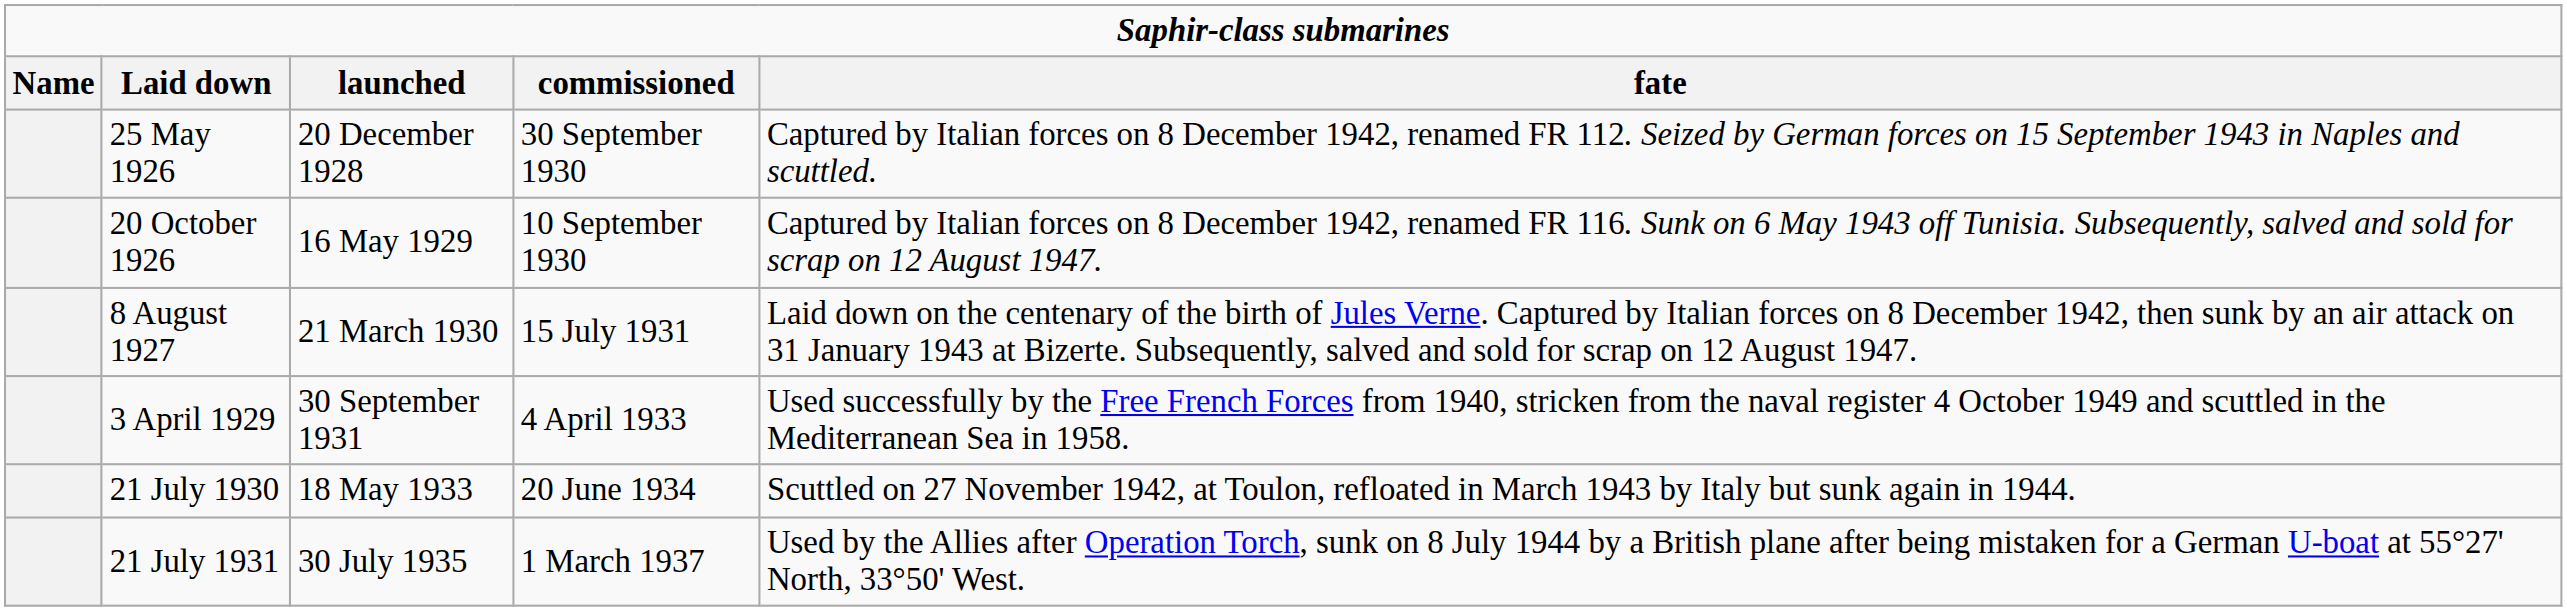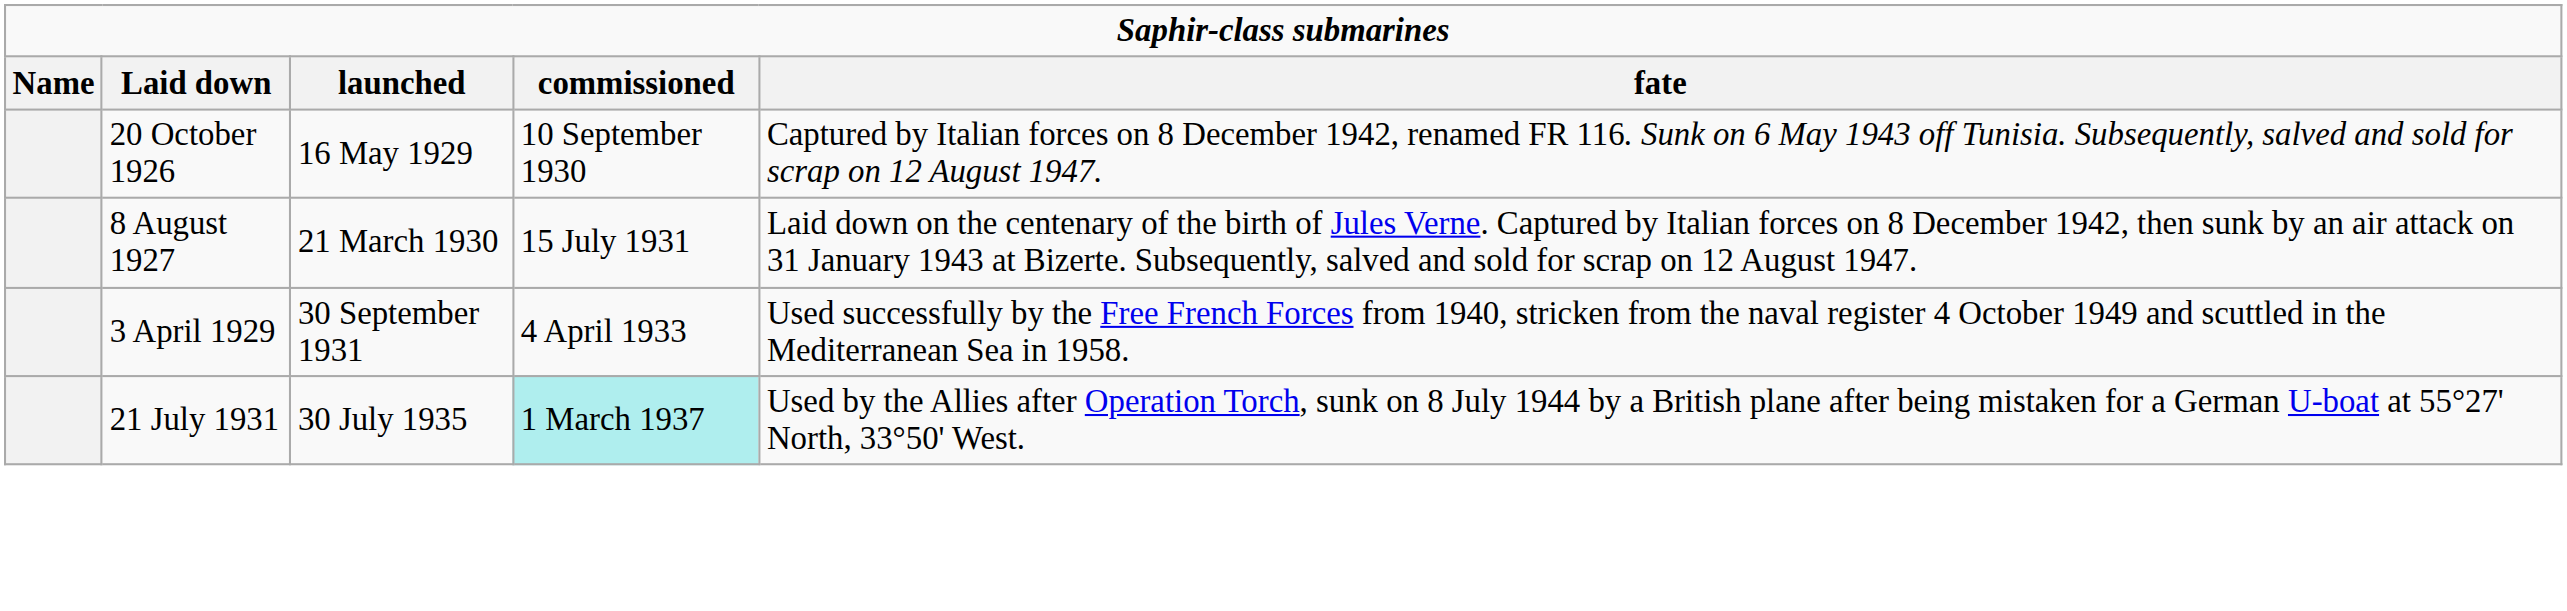- row: (160, 152)
- row: (194, 490)
(613, 560) no background -> (613, 419) paleturquoise background
